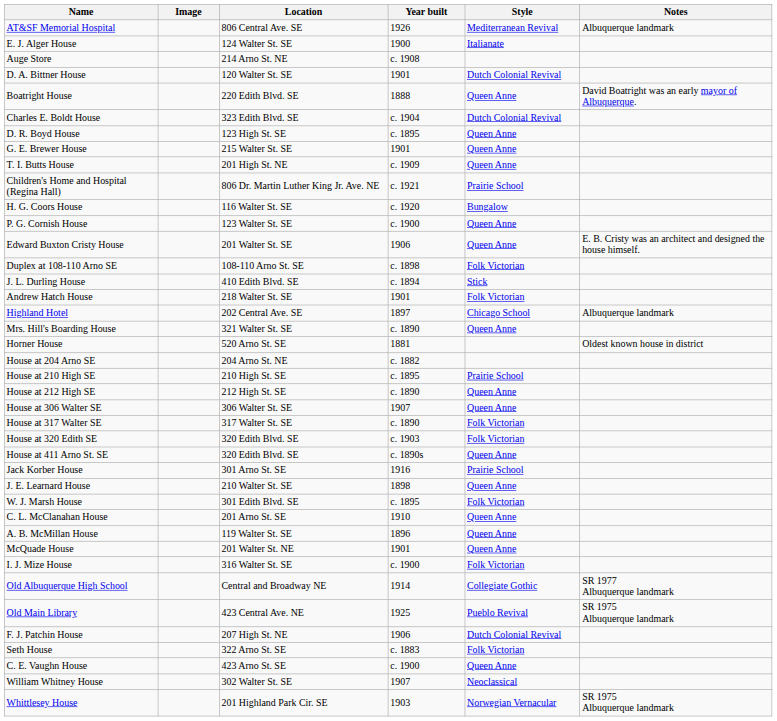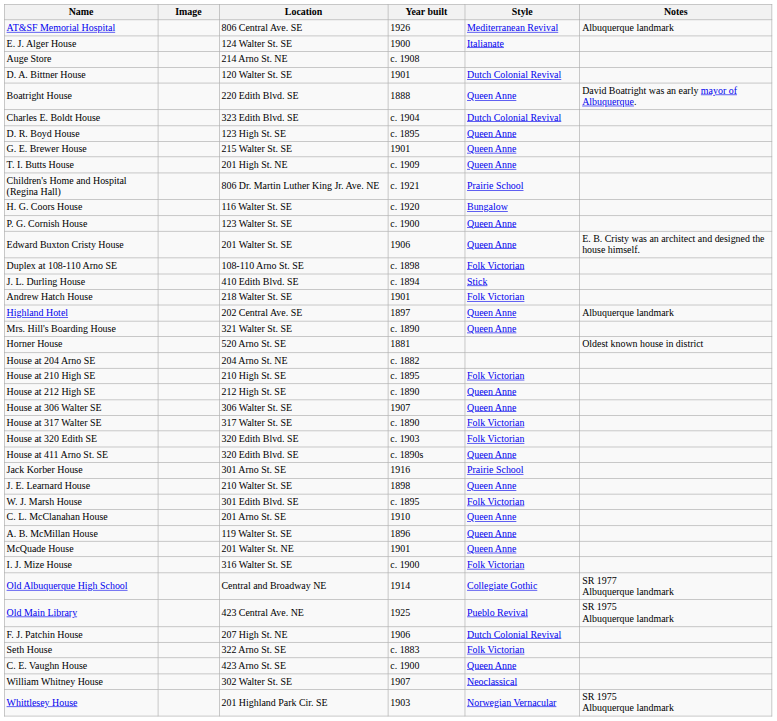(499, 313) Chicago School -> (492, 313) Queen Anne
(495, 376) Prairie School -> (496, 376) Folk Victorian
